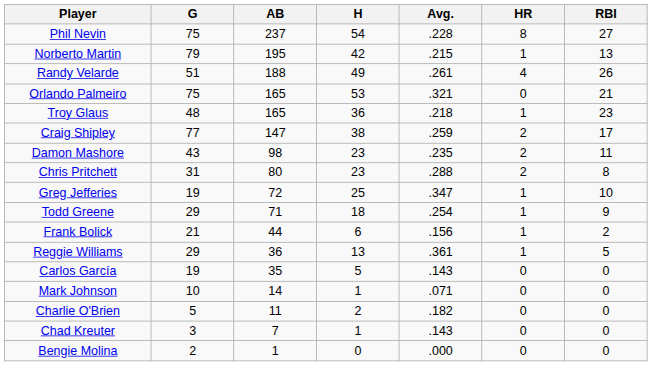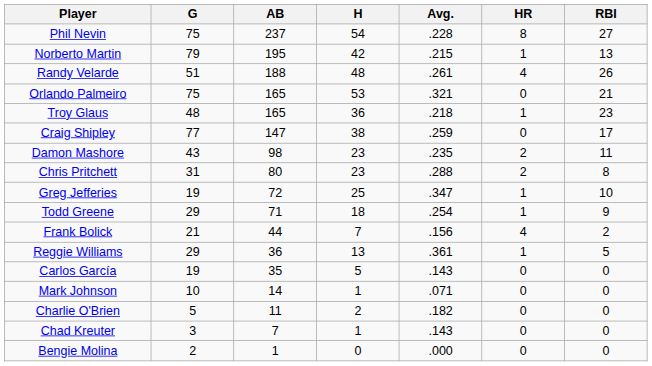(358, 73) 49 -> (358, 73) 48
(523, 133) 2 -> (523, 133) 0
(358, 232) 6 -> (358, 232) 7
(523, 232) 1 -> (523, 232) 4
